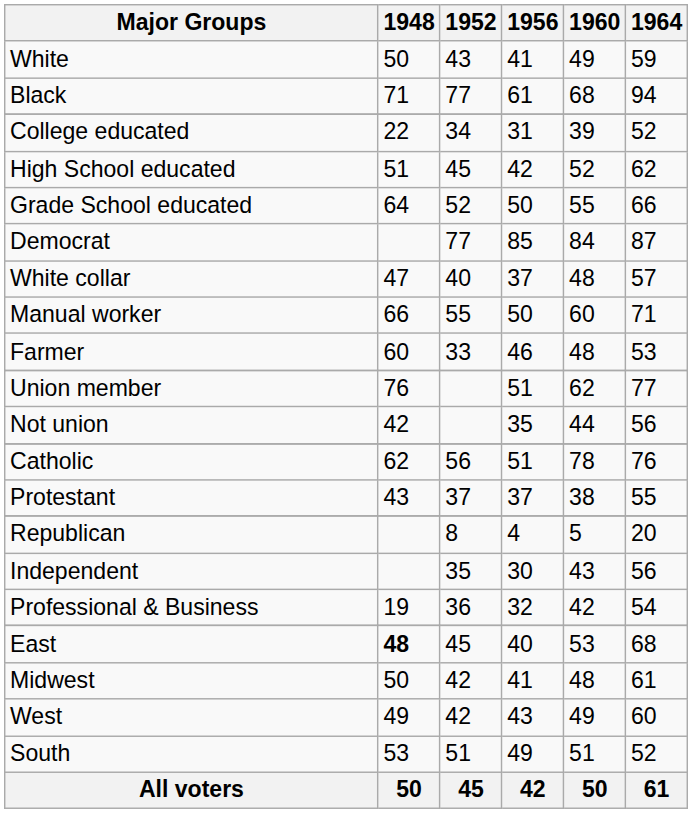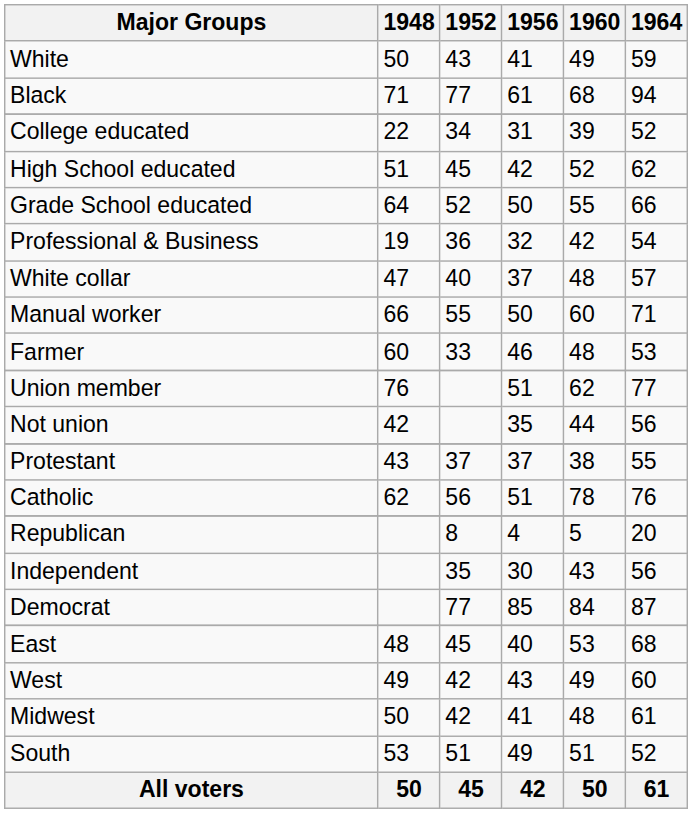rows swapped: (134, 607) <-> (60, 242)
rows swapped: (63, 497) <-> (52, 461)
(396, 643) bold -> (396, 643) normal
rows swapped: (52, 680) <-> (36, 717)
